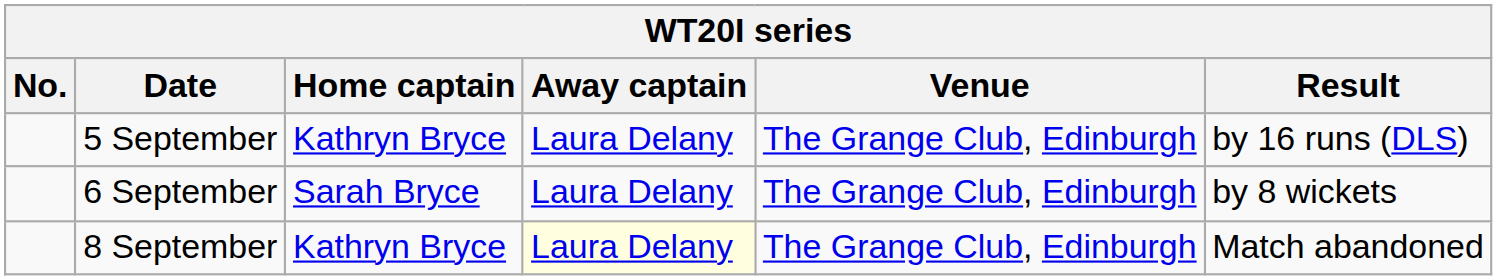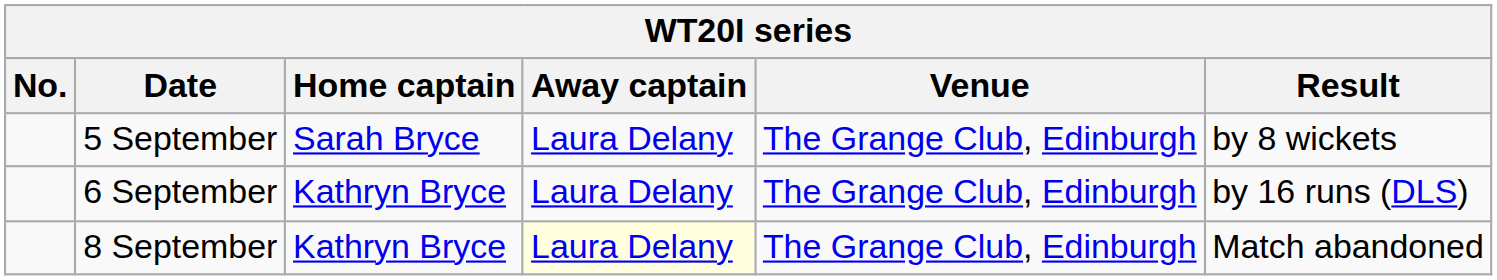(400, 138) Kathryn Bryce -> (386, 138) Sarah Bryce
(1340, 138) by 16 runs (DLS) -> (1305, 138) by 8 wickets
(386, 192) Sarah Bryce -> (400, 192) Kathryn Bryce
(1305, 192) by 8 wickets -> (1340, 192) by 16 runs (DLS)
